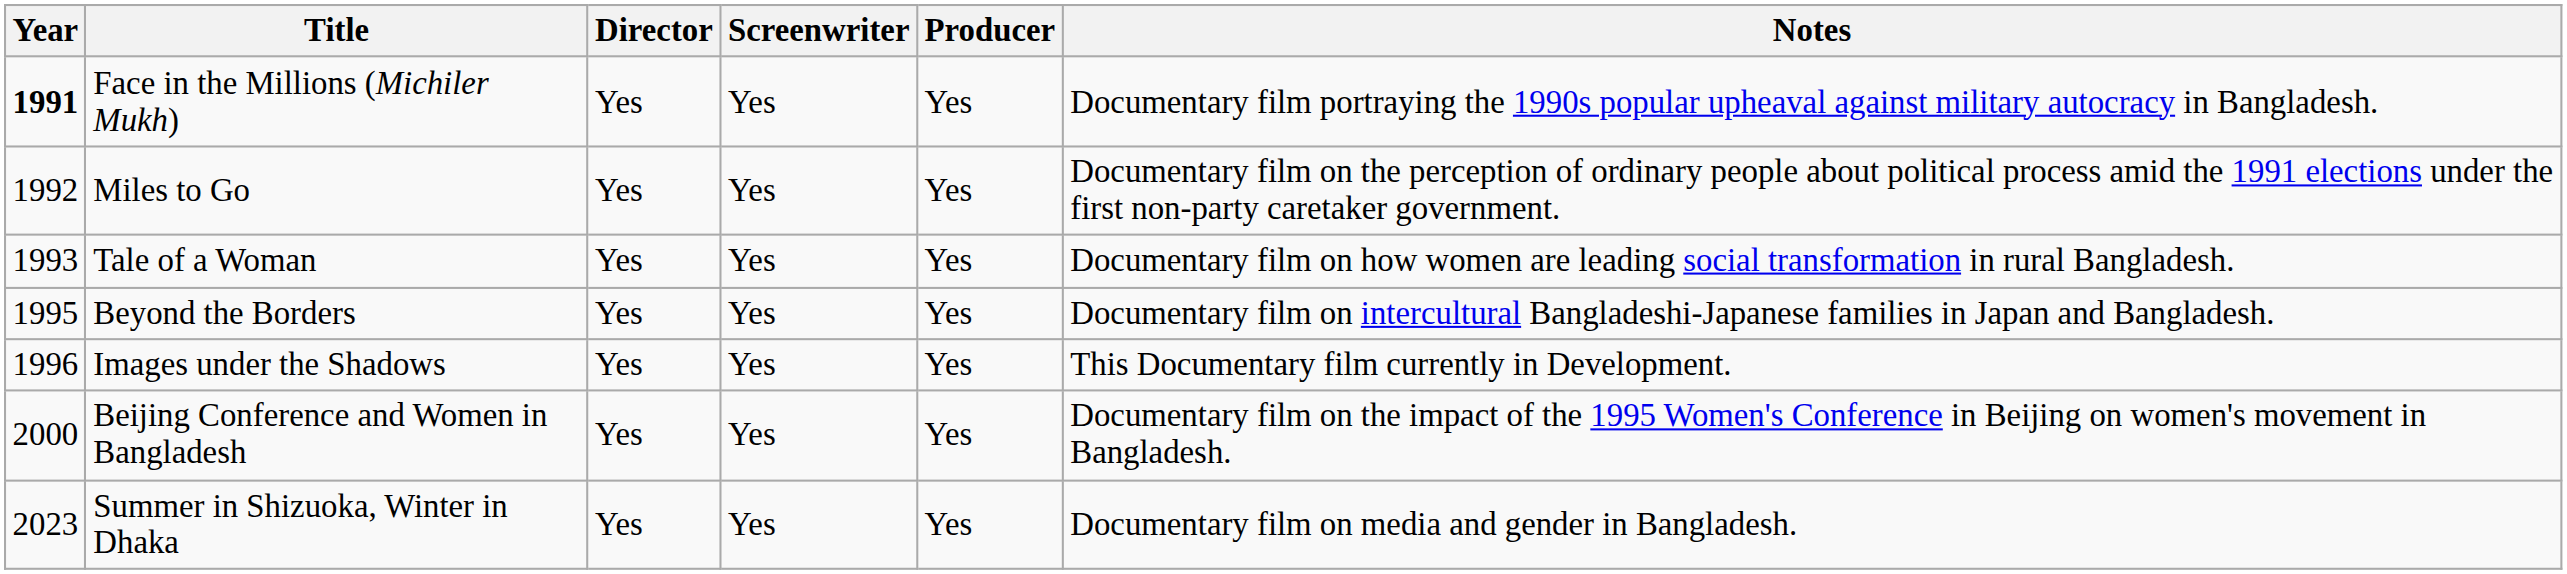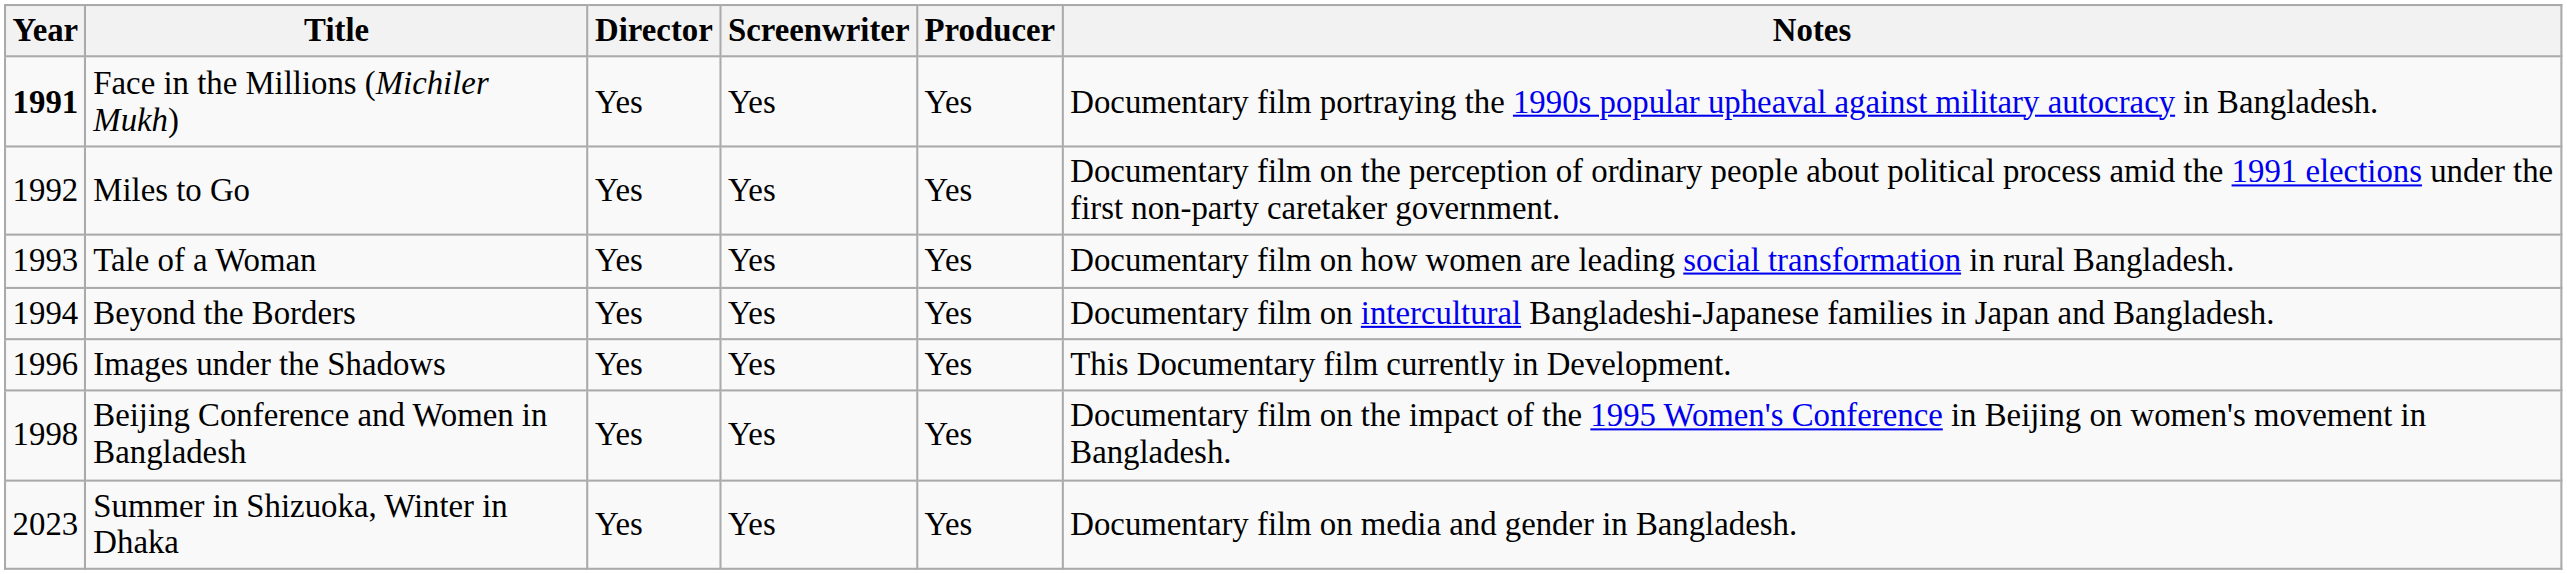(45, 312) 1995 -> (45, 312) 1994
(45, 434) 2000 -> (45, 434) 1998
